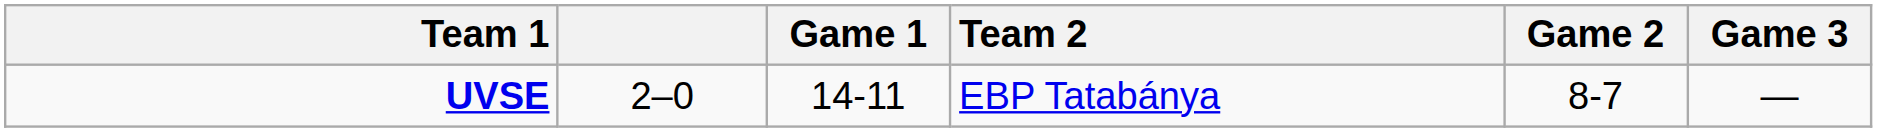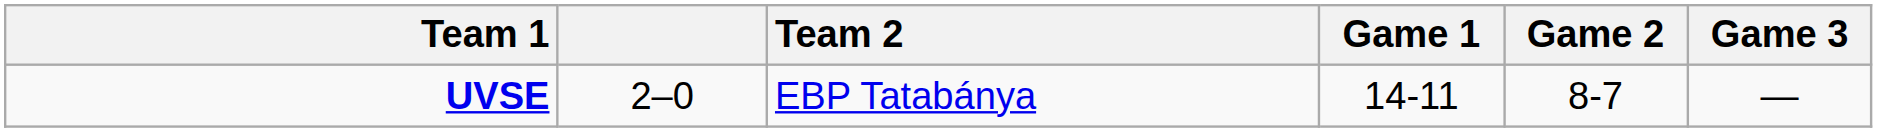columns swapped: (1023, 34) <-> (858, 34)
